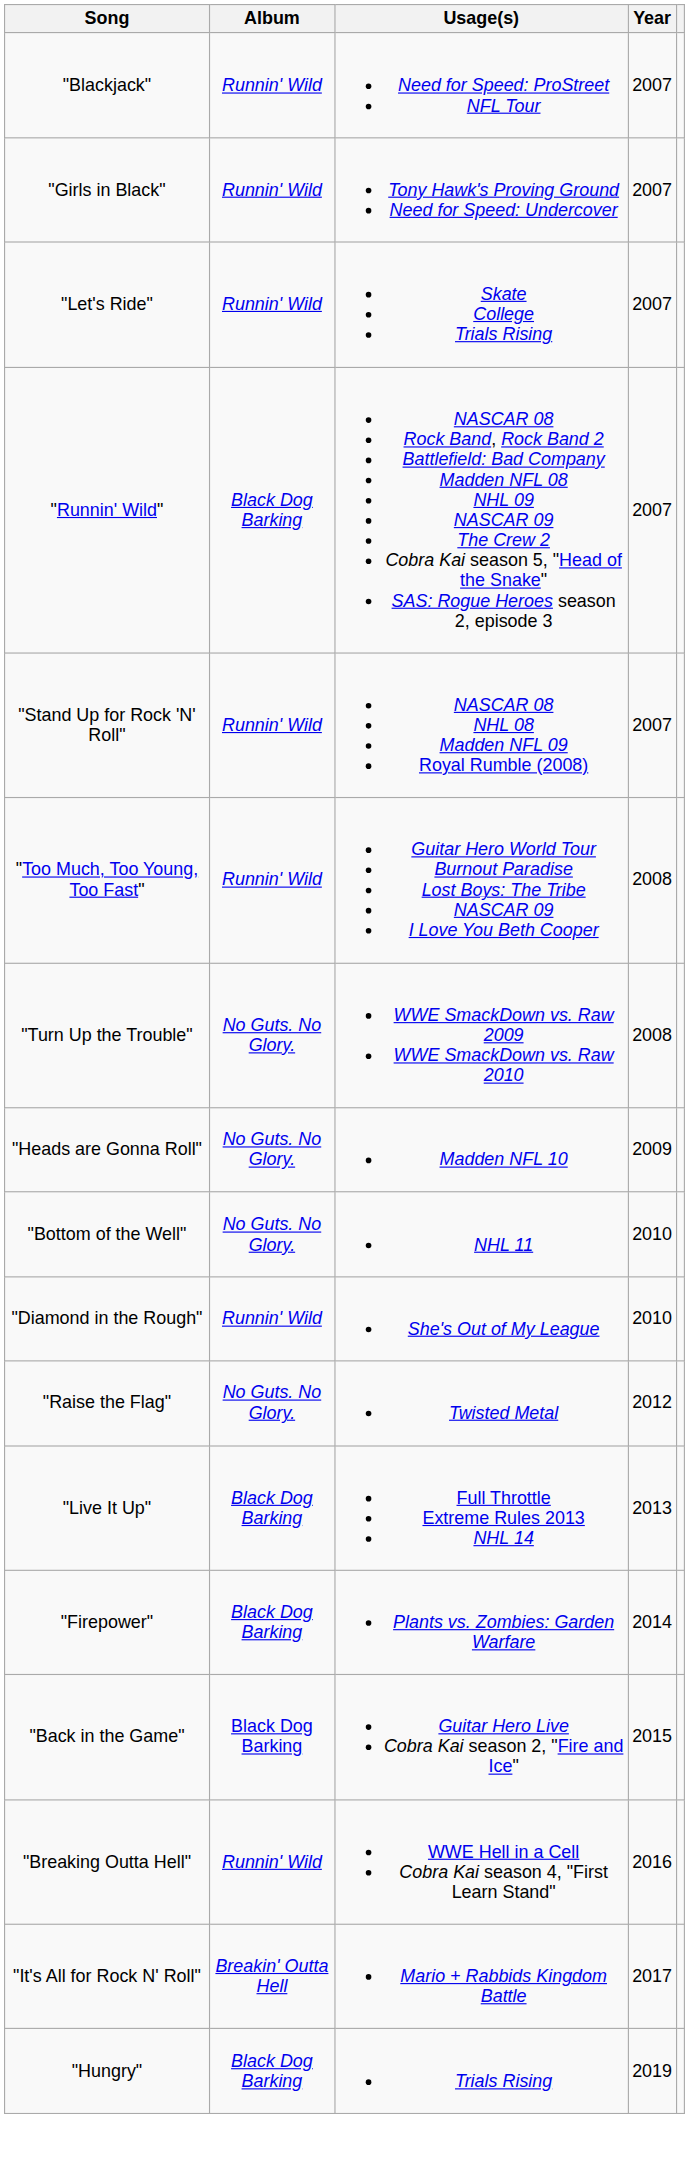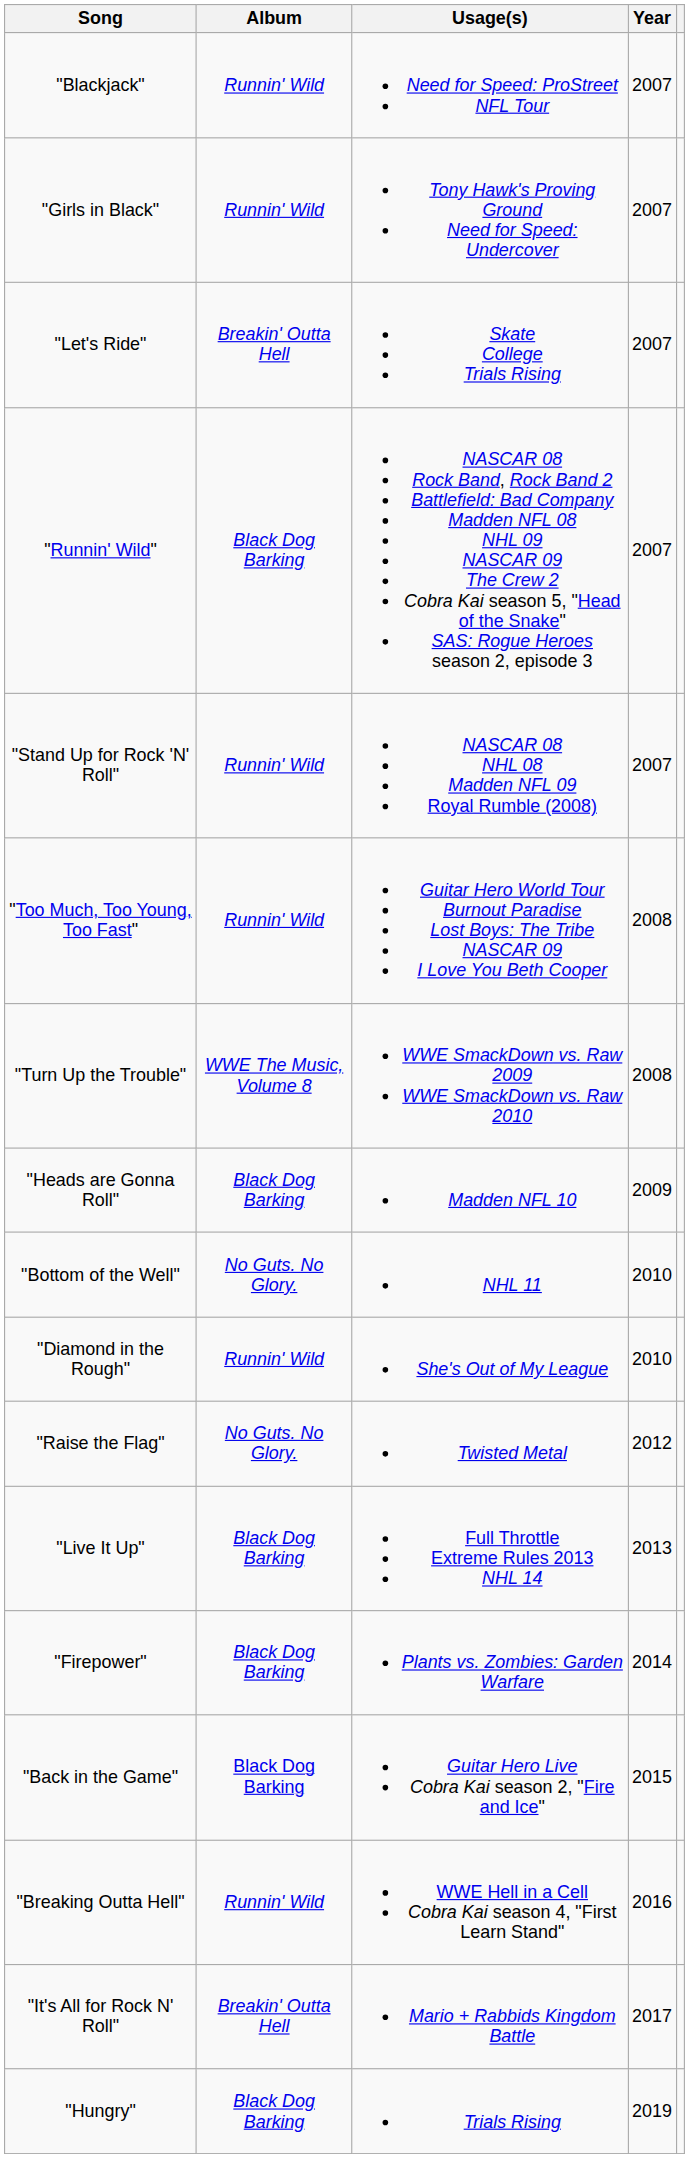(272, 304) Runnin' Wild -> (274, 344) Breakin' Outta Hell
(272, 1035) No Guts. No Glory. -> (274, 1075) WWE The Music, Volume 8
(272, 1149) No Guts. No Glory. -> (274, 1190) Black Dog Barking
